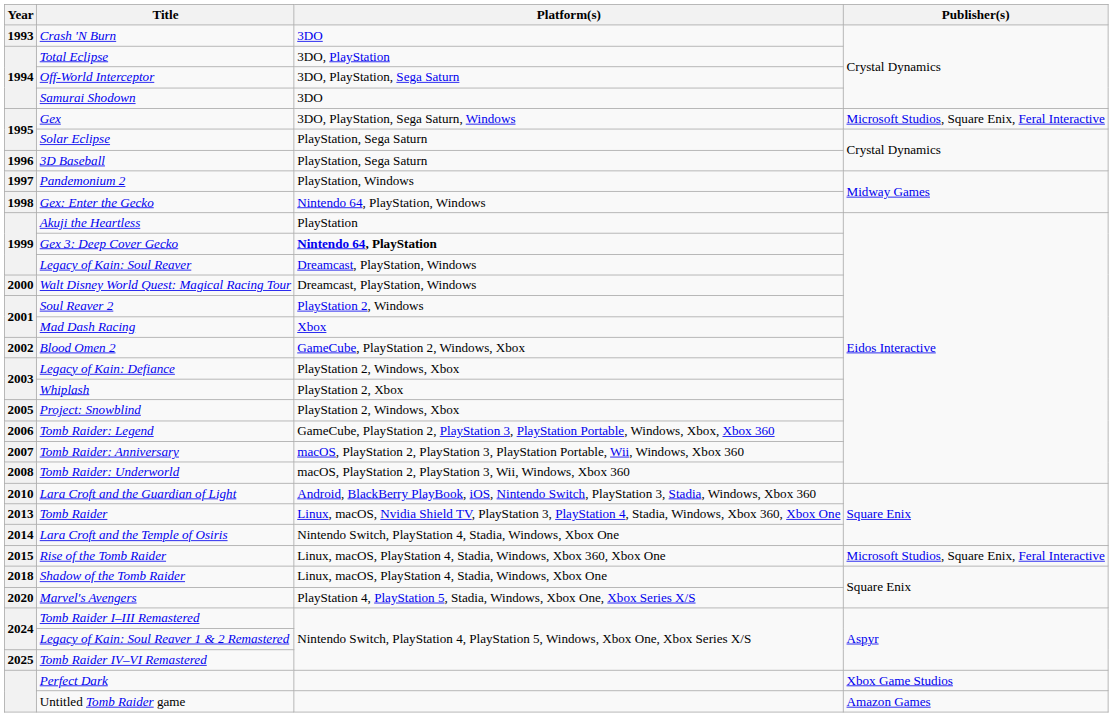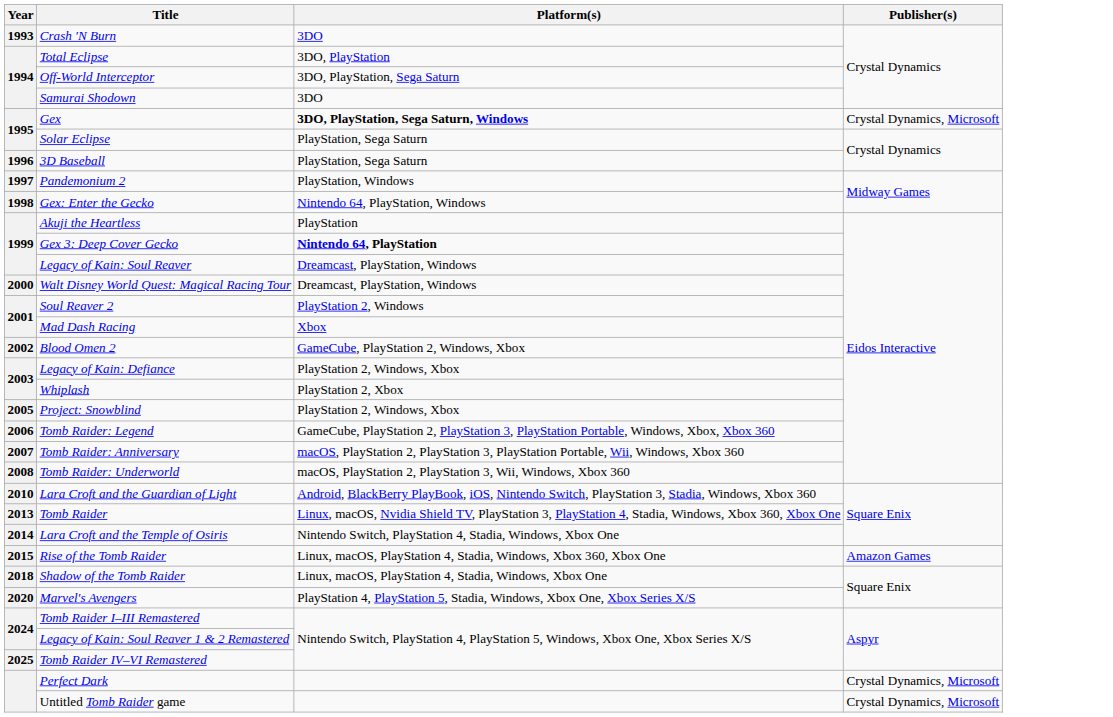(406, 118) normal -> (413, 118) bold
(976, 118) Microsoft Studios, Square Enix, Feral Interactive -> (923, 118) Crystal Dynamics, Microsoft
(976, 555) Microsoft Studios, Square Enix, Feral Interactive -> (889, 555) Amazon Games
(900, 680) Xbox Game Studios -> (923, 680) Crystal Dynamics, Microsoft
(889, 701) Amazon Games -> (923, 701) Crystal Dynamics, Microsoft
